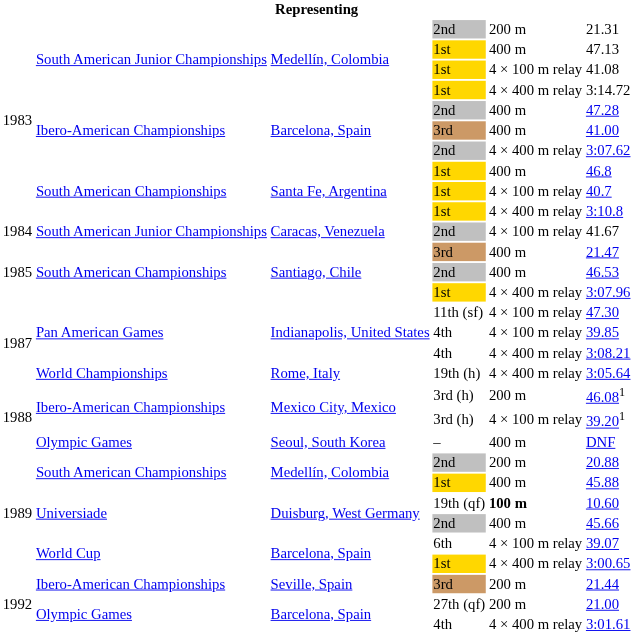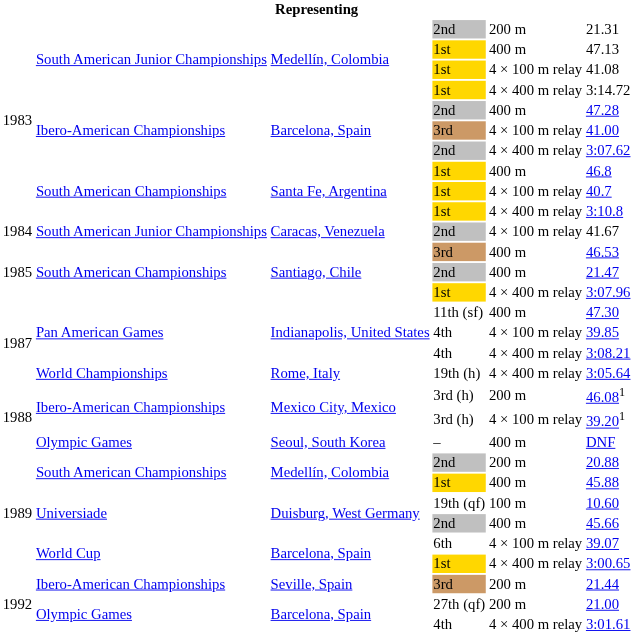(508, 130) 400 m -> (536, 130) 4 × 100 m relay
(602, 251) 21.47 -> (602, 251) 46.53
(602, 272) 46.53 -> (602, 272) 21.47
(536, 312) 4 × 100 m relay -> (508, 312) 400 m
(508, 502) bold -> (508, 502) normal
